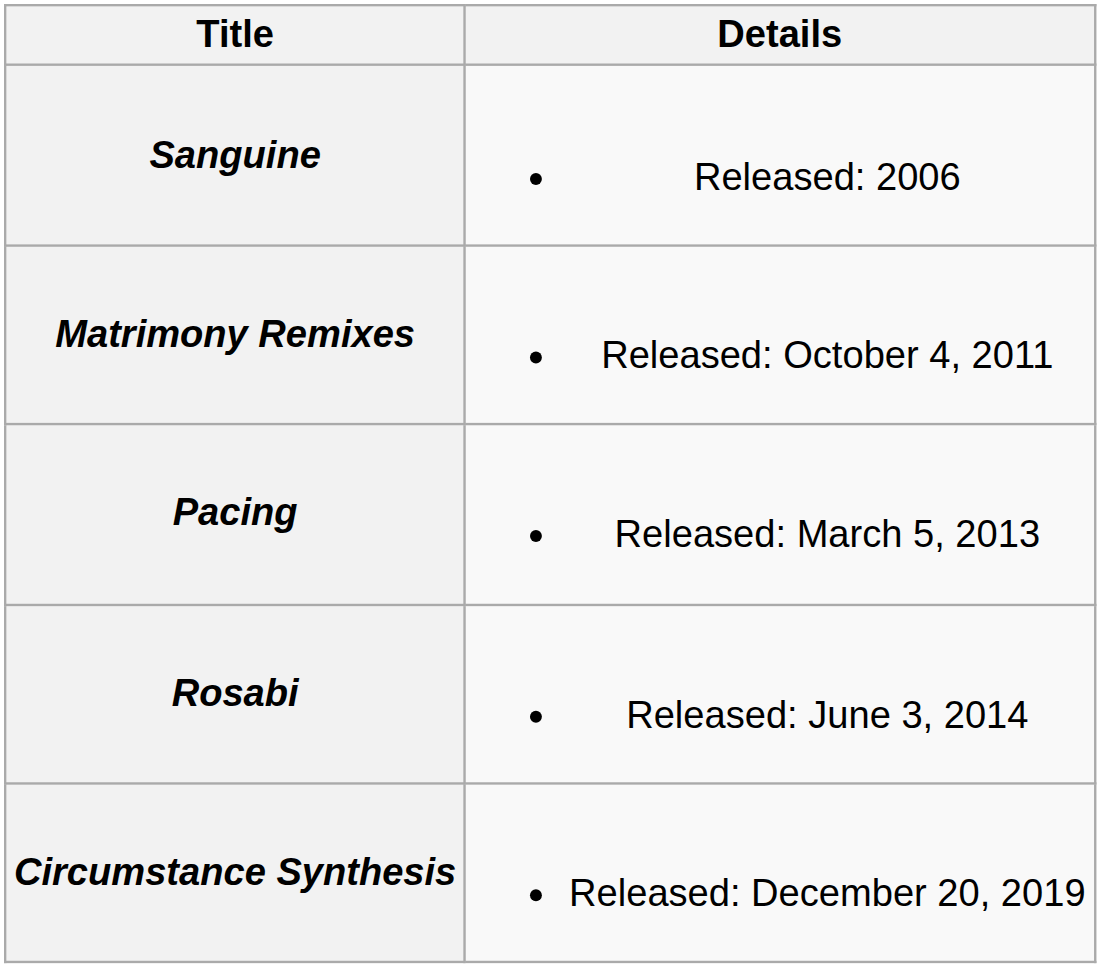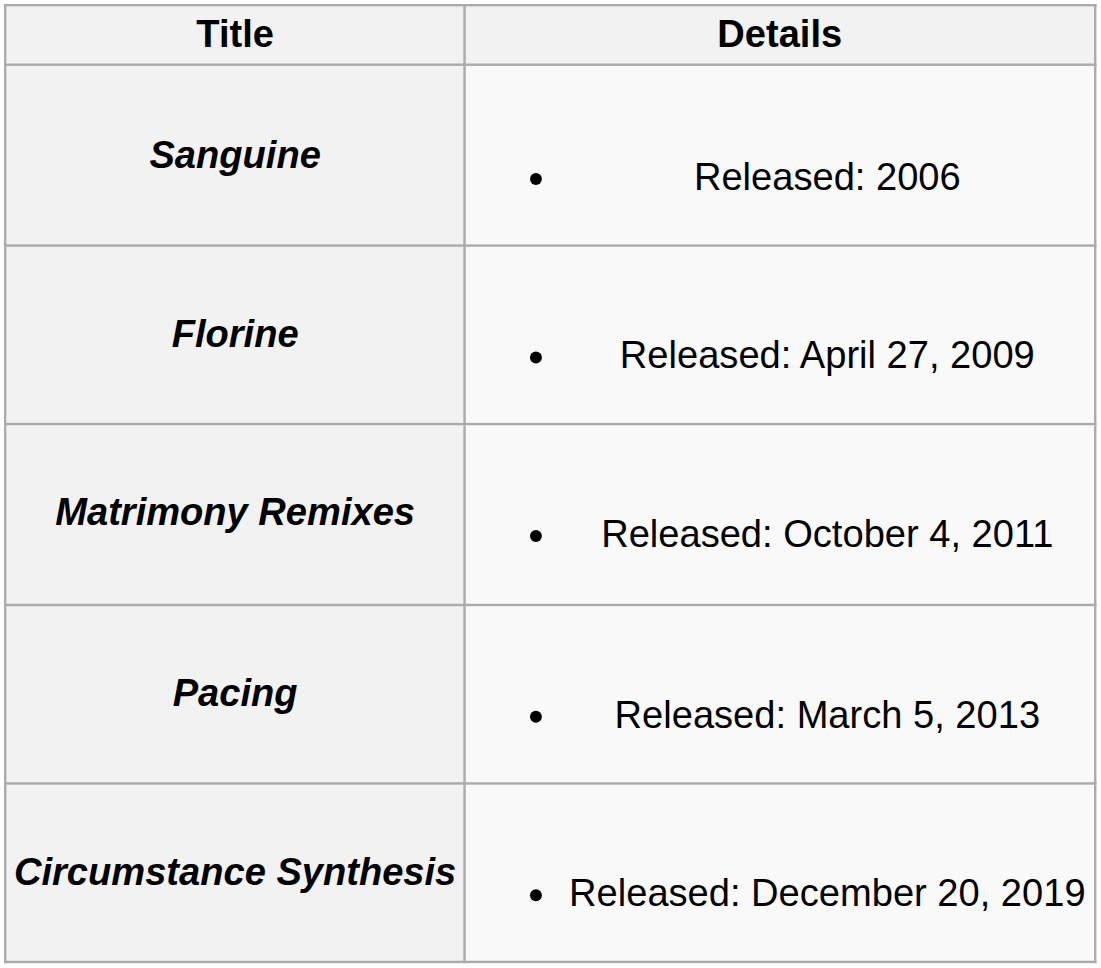+ row: (235, 333)
- row: (235, 692)
